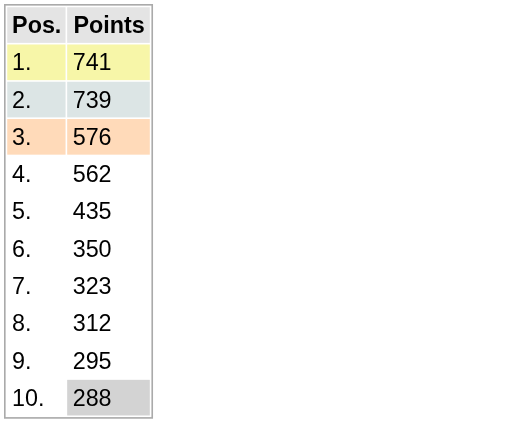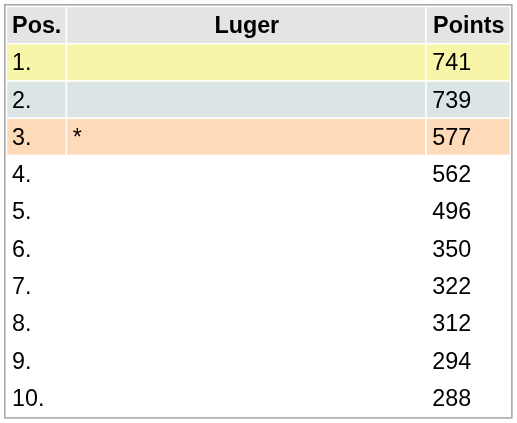+ column: (247, 25)
(92, 137) 576 -> (452, 137) 577
(92, 211) 435 -> (452, 211) 496
(92, 286) 323 -> (452, 286) 322
(92, 360) 295 -> (452, 360) 294
(92, 398) lightgrey background -> (452, 398) no background
